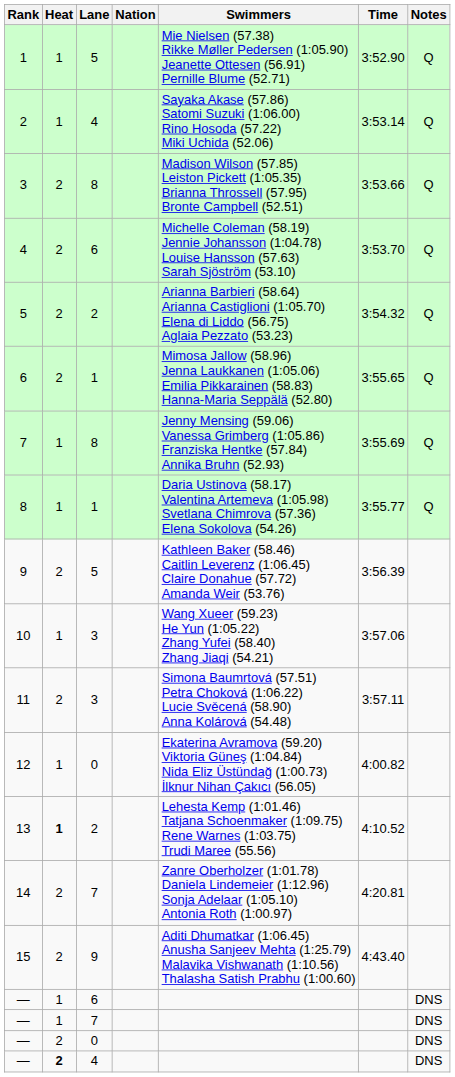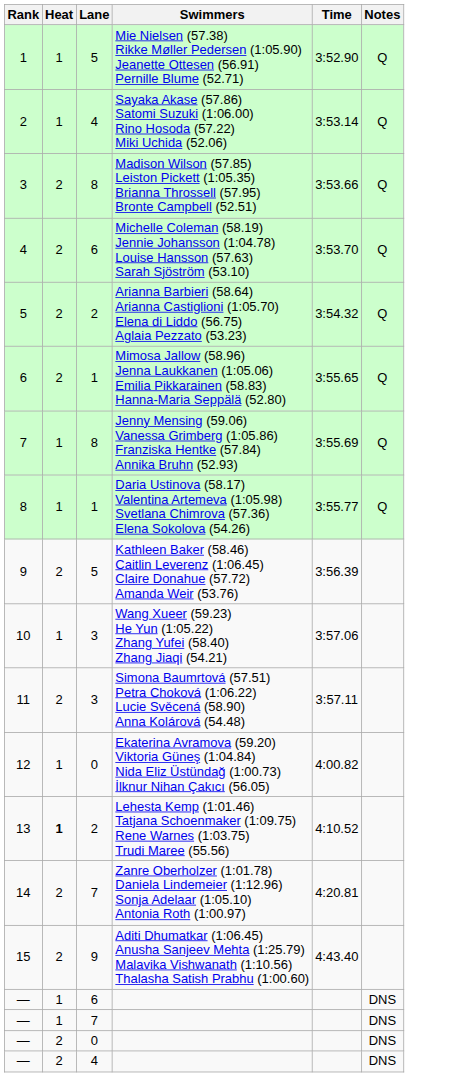- column: (136, 14)
(59, 1061) bold -> (59, 1061) normal
